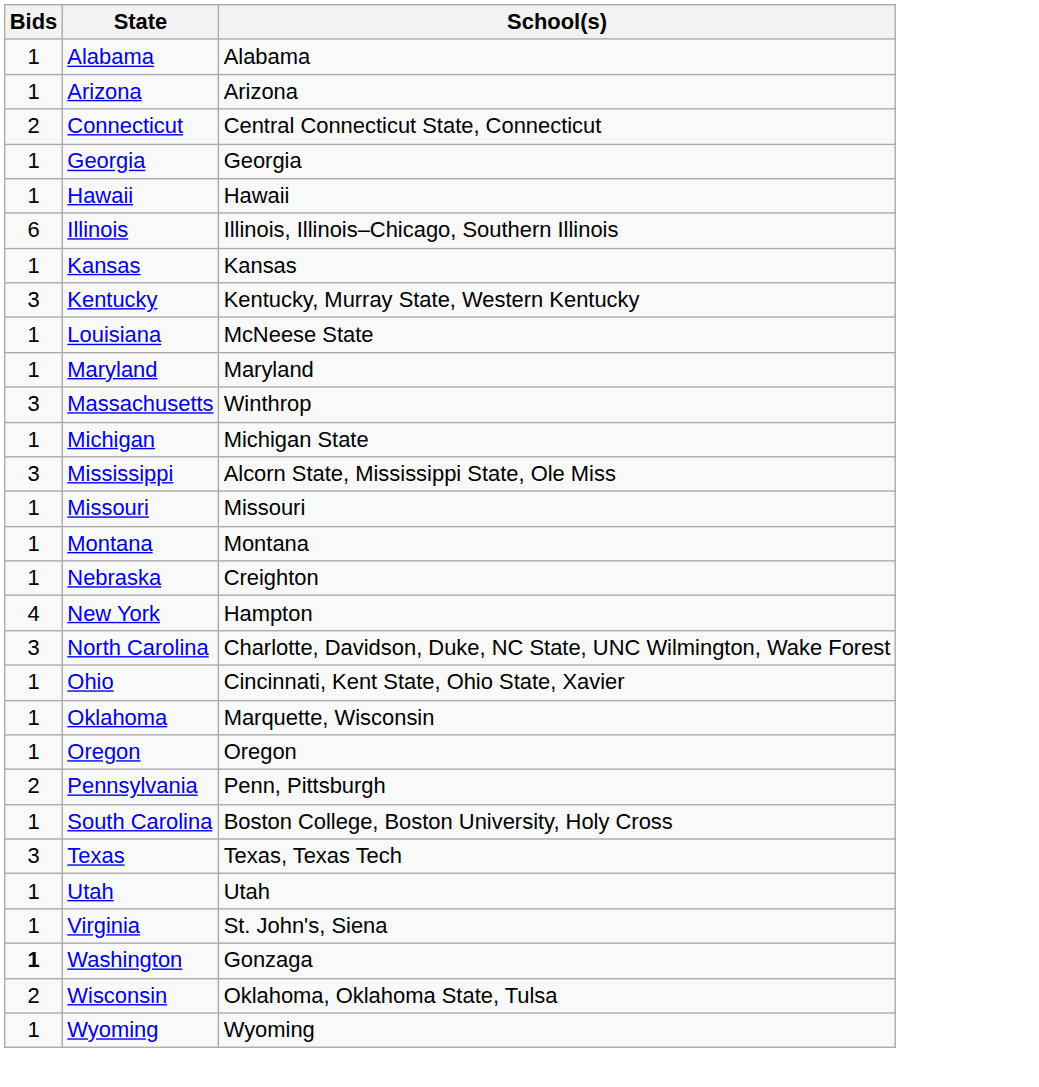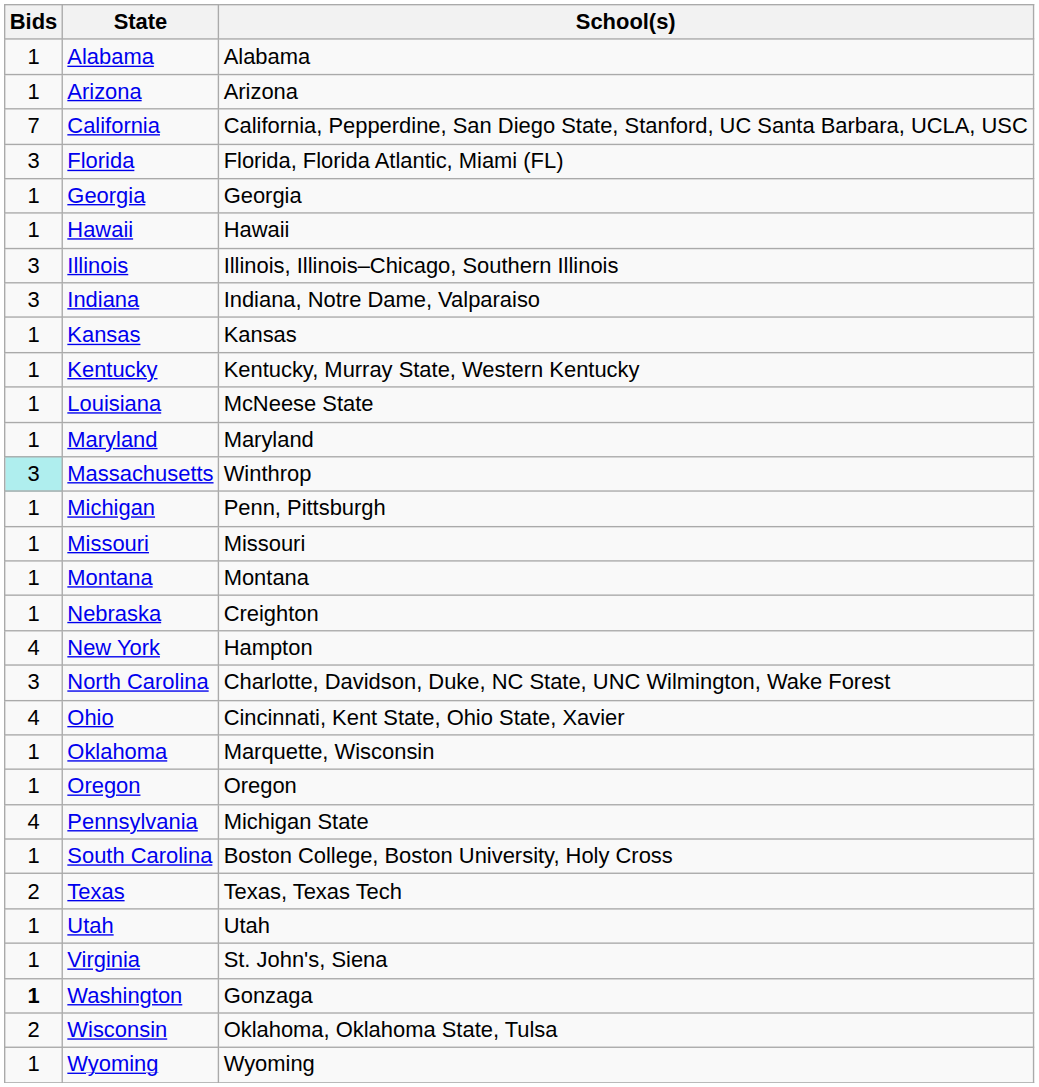+ row: (114, 126)
- row: (125, 126)
+ row: (101, 160)
(33, 230) 6 -> (33, 265) 3
+ row: (103, 299)
(33, 299) 3 -> (33, 369) 1
(33, 404) no background -> (33, 473) paleturquoise background
(296, 439) Michigan State -> (305, 508) Penn, Pittsburgh
- row: (120, 473)
(33, 682) 1 -> (33, 717) 4
(33, 786) 2 -> (33, 821) 4
(305, 786) Penn, Pittsburgh -> (296, 821) Michigan State
(33, 856) 3 -> (33, 890) 2
